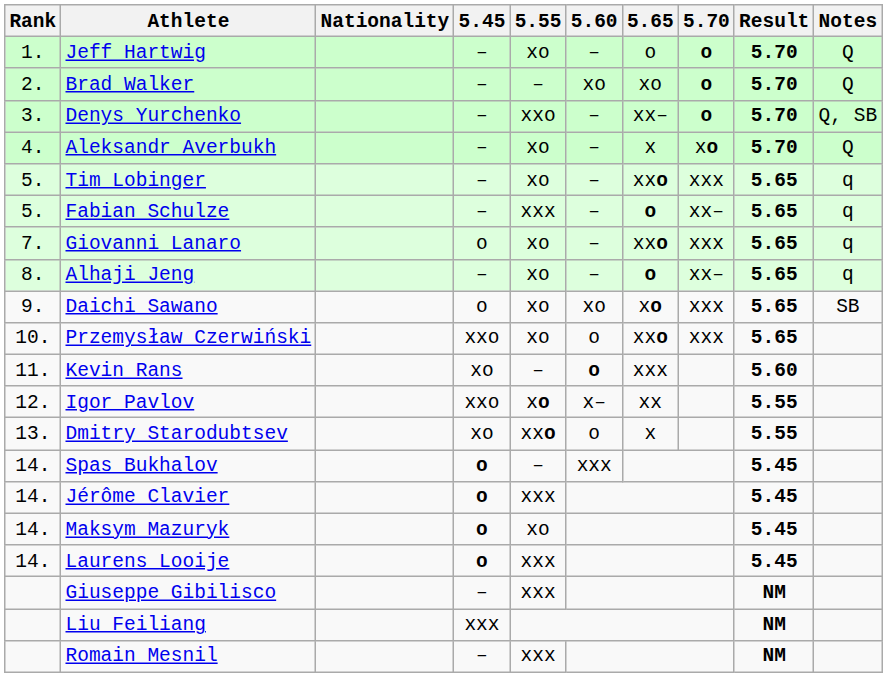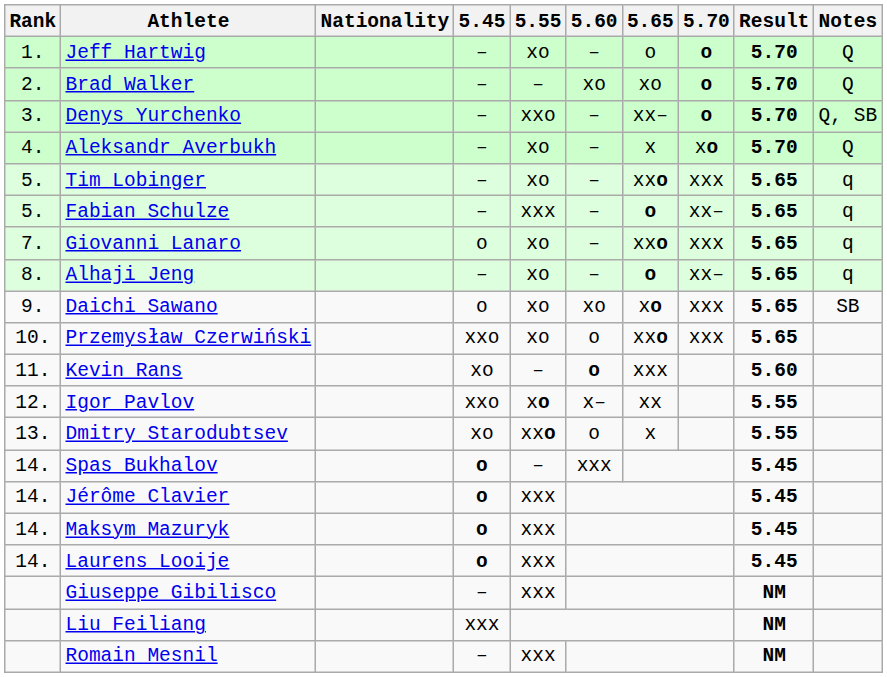(538, 529) xo -> (538, 529) xxx
